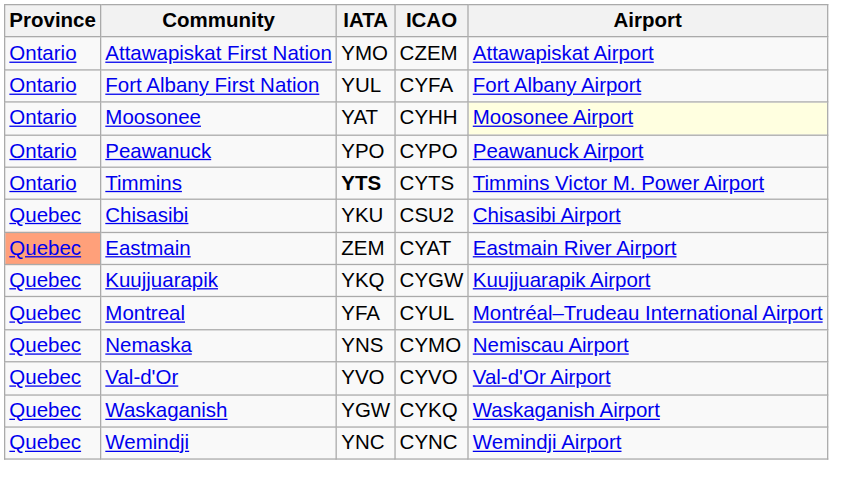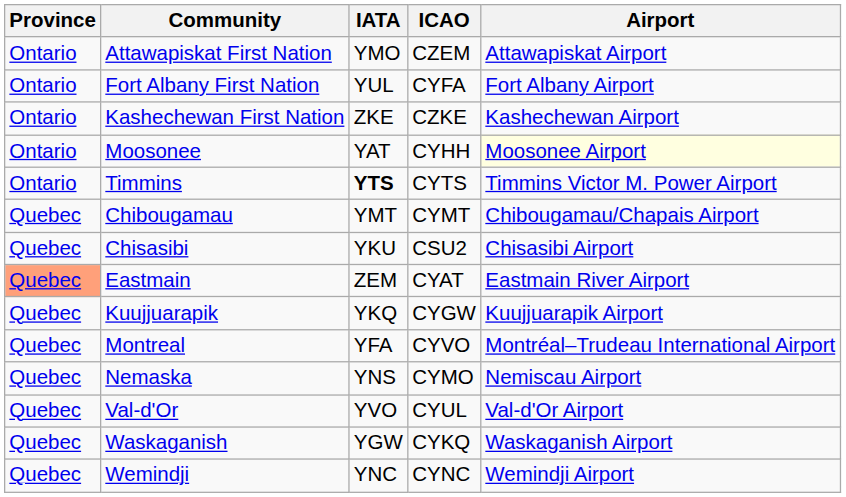+ row: (225, 118)
- row: (158, 150)
+ row: (169, 215)
(427, 313) CYUL -> (441, 345) CYVO
(429, 378) CYVO -> (439, 410) CYUL
